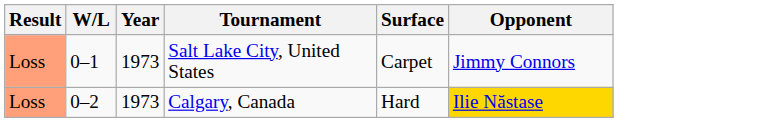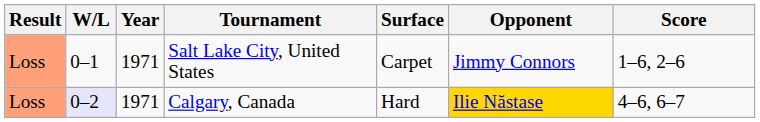+ column: (684, 19)
(140, 60) 1973 -> (140, 60) 1971
(85, 102) no background -> (85, 102) lavender background
(140, 102) 1973 -> (140, 102) 1971
